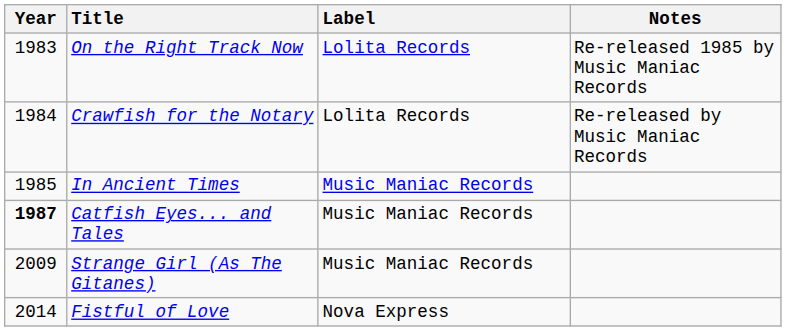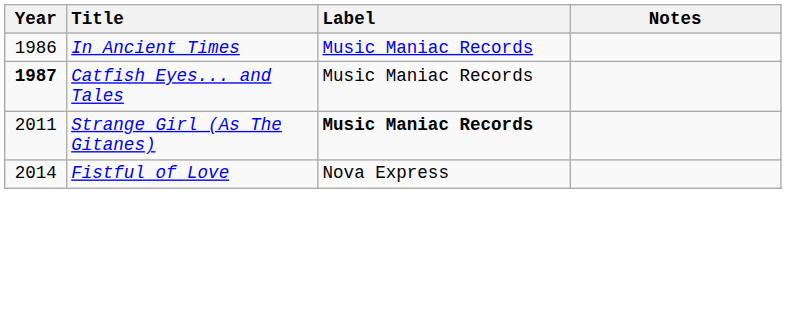- row: (187, 48)
- row: (192, 117)
(36, 186) 1985 -> (36, 48) 1986
(36, 263) 2009 -> (36, 125) 2011
(428, 263) normal -> (428, 125) bold
